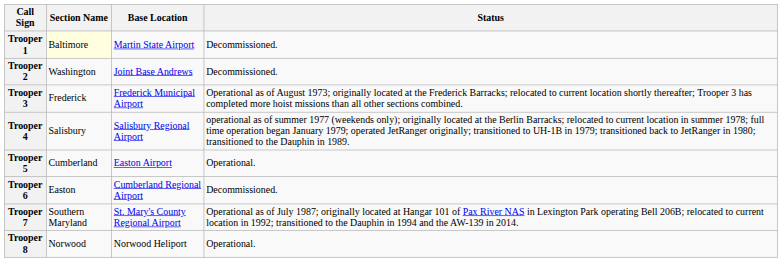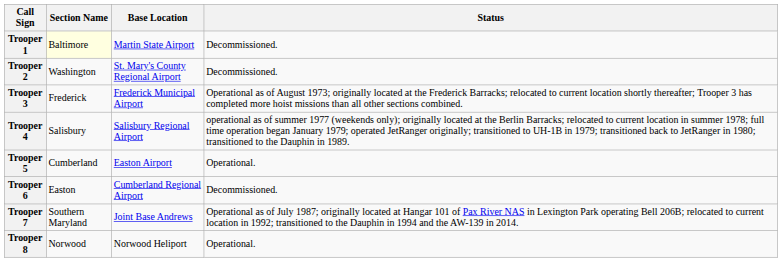(153, 71) Joint Base Andrews -> (150, 71) St. Mary's County Regional Airport
(150, 217) St. Mary's County Regional Airport -> (153, 217) Joint Base Andrews
